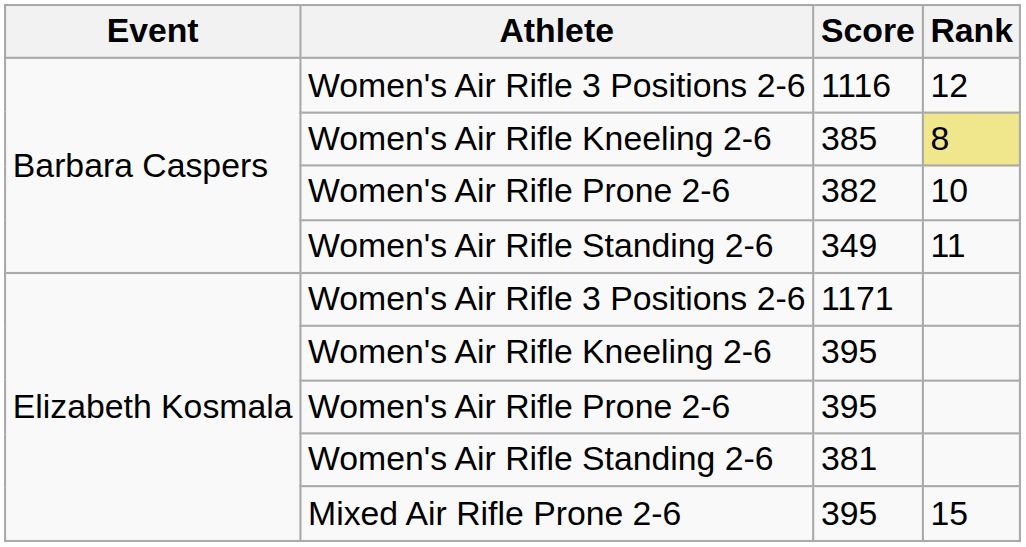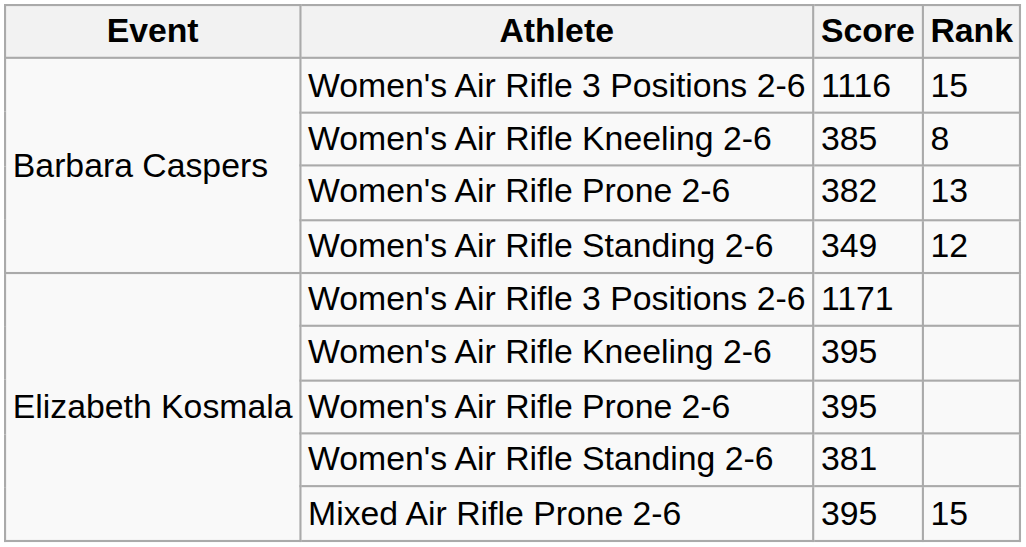(949, 84) 12 -> (949, 84) 15
(940, 138) khaki background -> (940, 138) no background
(949, 191) 10 -> (949, 191) 13
(948, 245) 11 -> (949, 245) 12
